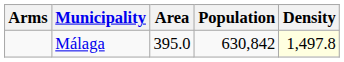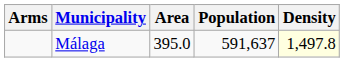(248, 43) 630,842 -> (248, 43) 591,637
